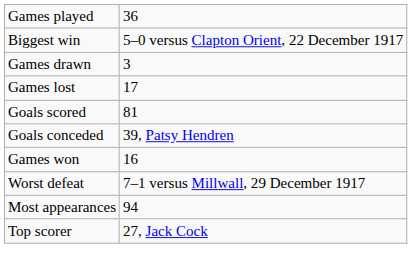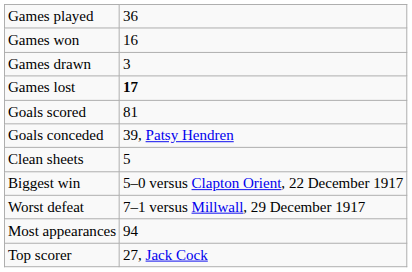rows swapped: (44, 159) <-> (44, 40)
(131, 87) normal -> (131, 87) bold
+ row: (46, 159)
